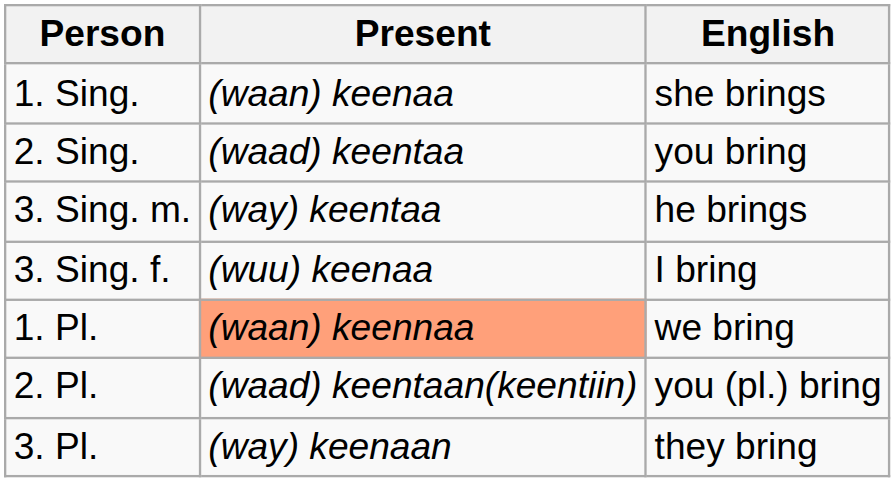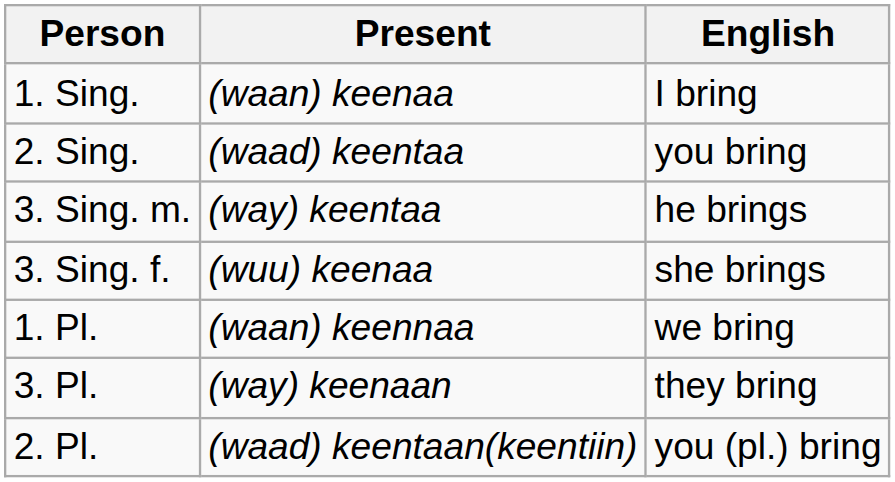(740, 92) she brings -> (706, 92) I bring
(706, 269) I bring -> (740, 269) she brings
(341, 328) lightsalmon background -> (341, 328) no background
rows swapped: (56, 387) <-> (56, 446)
